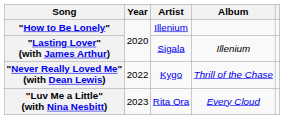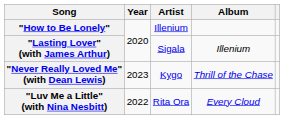(137, 75) 2022 -> (137, 75) 2023
(137, 101) 2023 -> (137, 101) 2022
